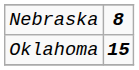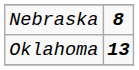(118, 50) 15 -> (118, 50) 13
